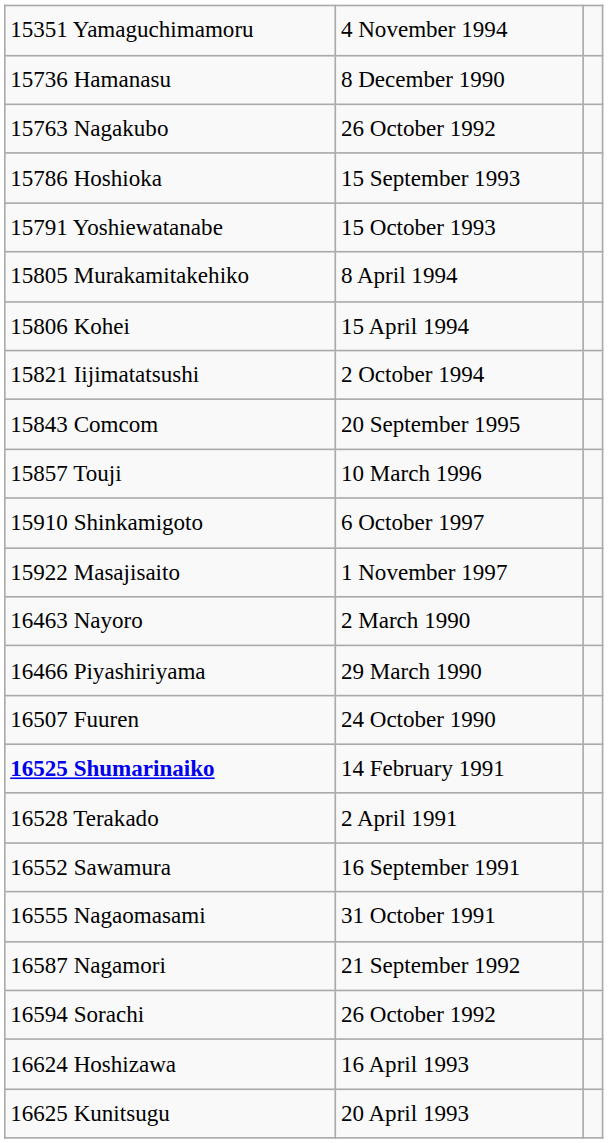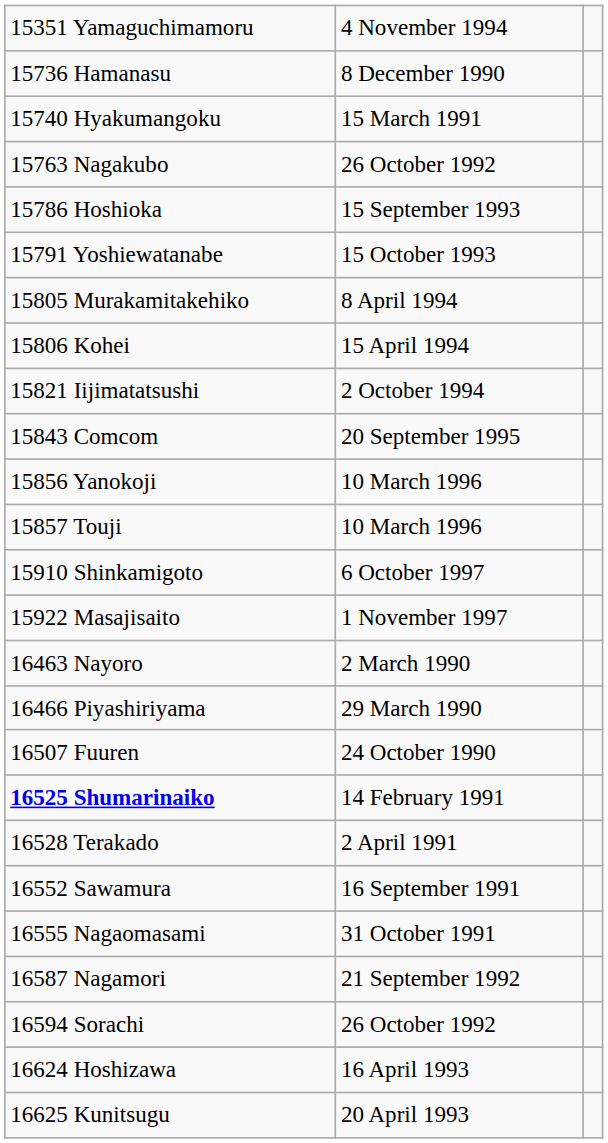+ row: (116, 118)
+ row: (83, 481)
